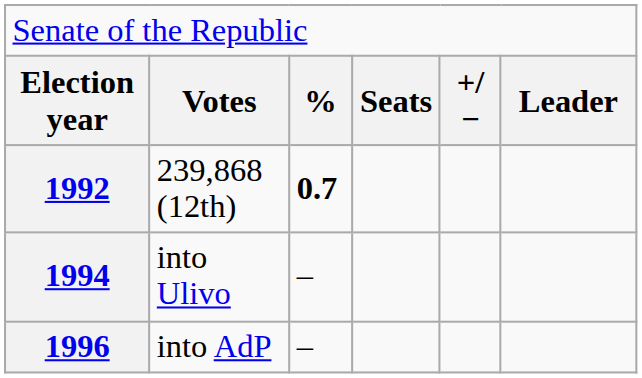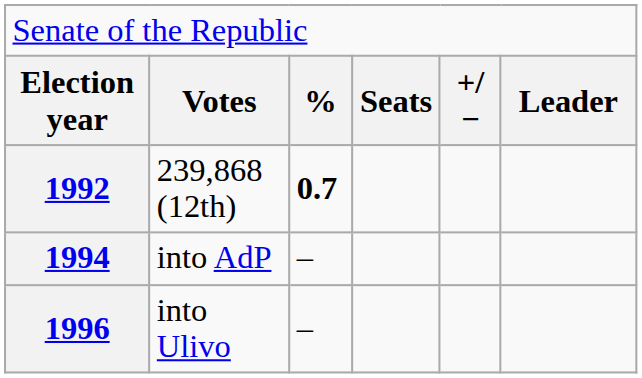(194, 276) into Ulivo -> (214, 257) into AdP
(214, 345) into AdP -> (194, 327) into Ulivo
